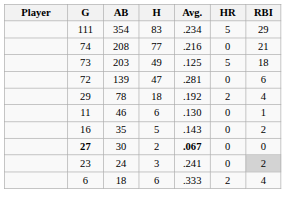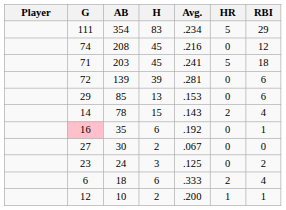(157, 46) 77 -> (157, 46) 45
(263, 46) 21 -> (263, 46) 12
(85, 63) 73 -> (85, 63) 71
(157, 63) 49 -> (157, 63) 45
(192, 63) .125 -> (192, 63) .241
(157, 79) 47 -> (157, 79) 39
+ row: (121, 96)
(85, 96) 29 -> (85, 113) 14
(157, 96) 18 -> (157, 113) 15
(192, 96) .192 -> (192, 113) .143
- row: (121, 113)
(85, 130) no background -> (85, 130) pink background
(157, 130) 5 -> (157, 130) 6
(192, 130) .143 -> (192, 130) .192
(263, 130) 2 -> (263, 130) 1
(85, 146) bold -> (85, 146) normal
(192, 146) bold -> (192, 146) normal
(192, 163) .241 -> (192, 163) .125
(263, 163) lightgrey background -> (263, 163) no background
+ row: (121, 197)
